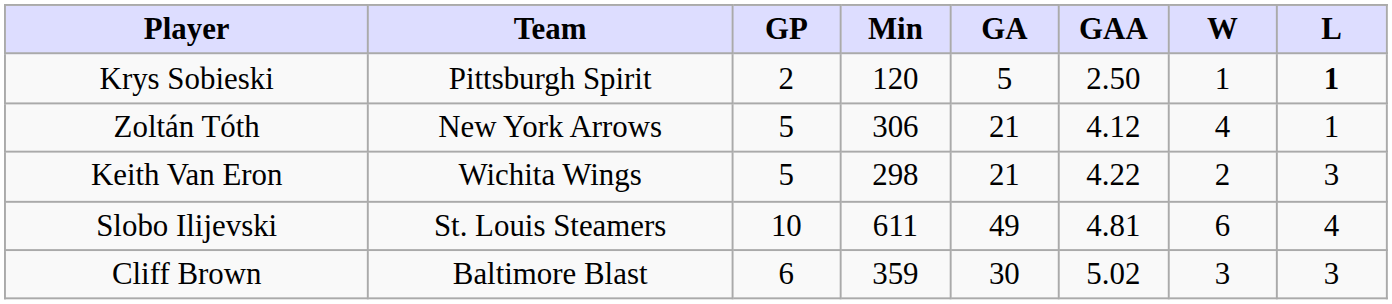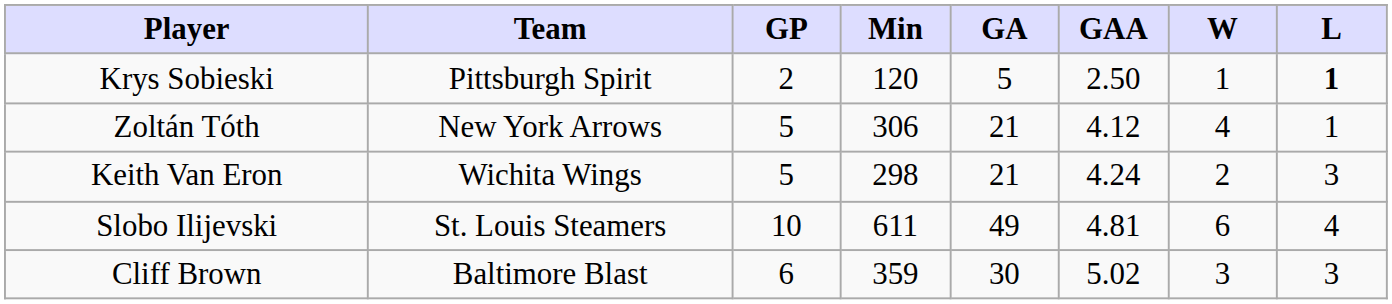(1113, 175) 4.22 -> (1113, 175) 4.24
